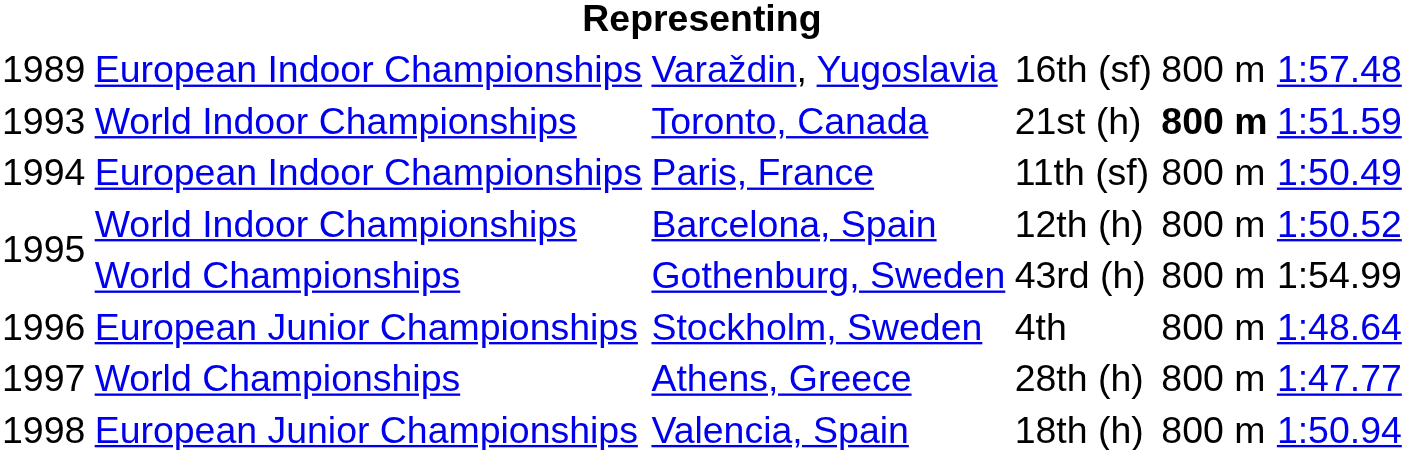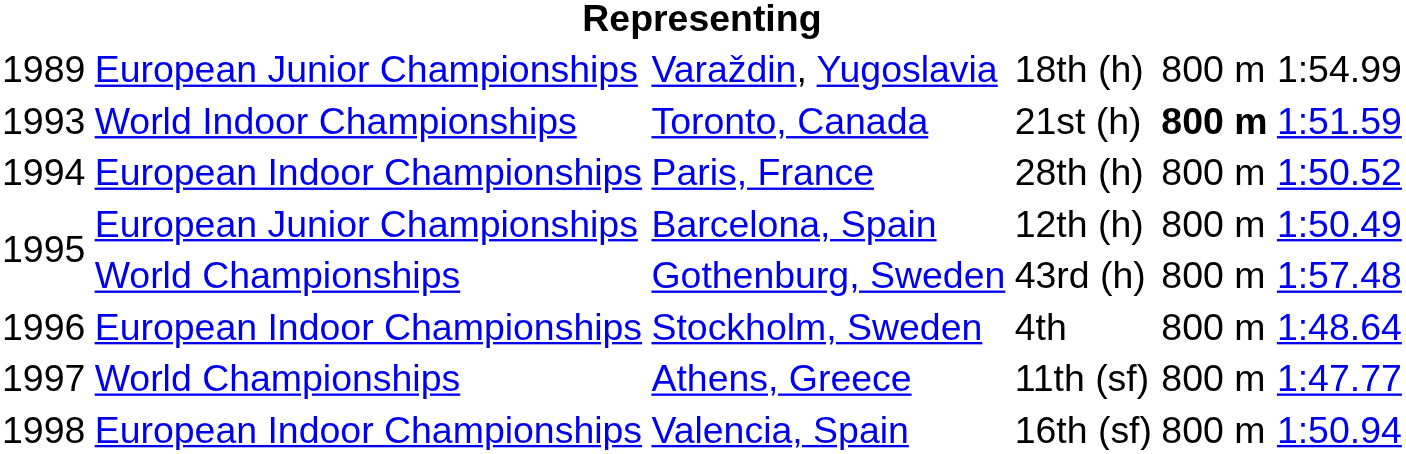(368, 69) European Indoor Championships -> (366, 69) European Junior Championships
(1083, 69) 16th (sf) -> (1079, 69) 18th (h)
(1339, 69) 1:57.48 -> (1339, 69) 1:54.99
(1082, 172) 11th (sf) -> (1079, 172) 28th (h)
(1339, 172) 1:50.49 -> (1339, 172) 1:50.52
(336, 224) World Indoor Championships -> (366, 224) European Junior Championships
(1339, 224) 1:50.52 -> (1339, 224) 1:50.49
(1339, 275) 1:54.99 -> (1339, 275) 1:57.48
(366, 327) European Junior Championships -> (368, 327) European Indoor Championships
(1079, 378) 28th (h) -> (1082, 378) 11th (sf)
(366, 430) European Junior Championships -> (368, 430) European Indoor Championships
(1079, 430) 18th (h) -> (1083, 430) 16th (sf)
